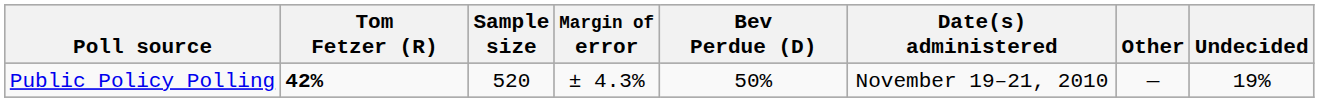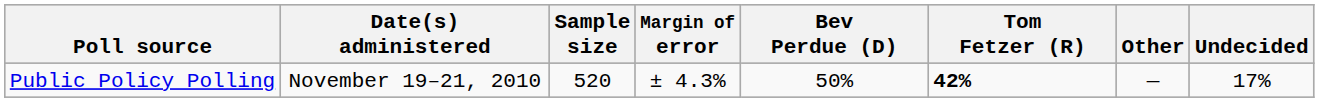columns swapped: (982, 34) <-> (374, 34)
(1252, 81) 19% -> (1252, 81) 17%
